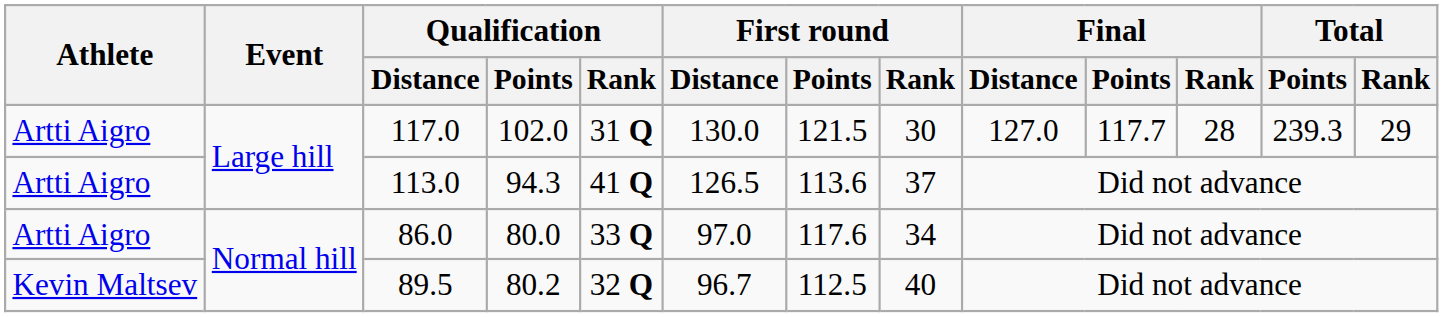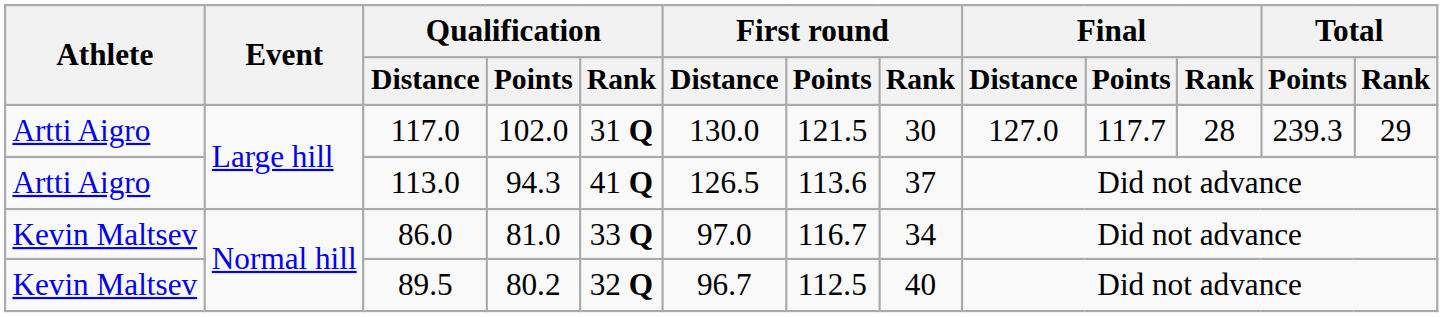(81, 234) Artti Aigro -> (105, 234) Kevin Maltsev
(533, 234) 80.0 -> (533, 234) 81.0
(832, 234) 117.6 -> (832, 234) 116.7
